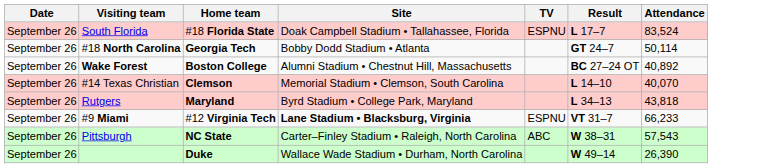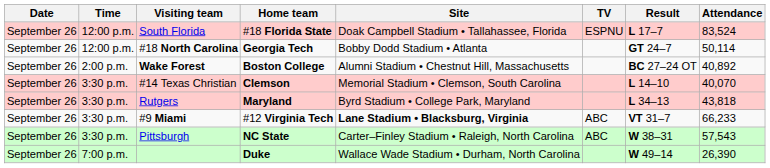+ column: (108, 13)
(547, 119) ESPNU -> (596, 119) ABC
